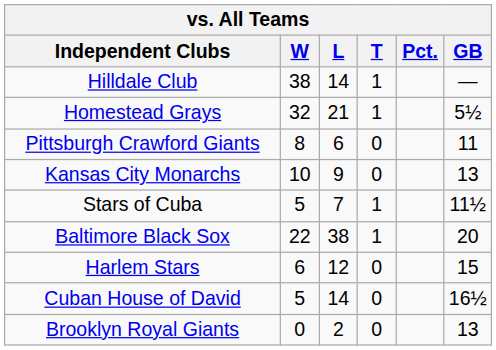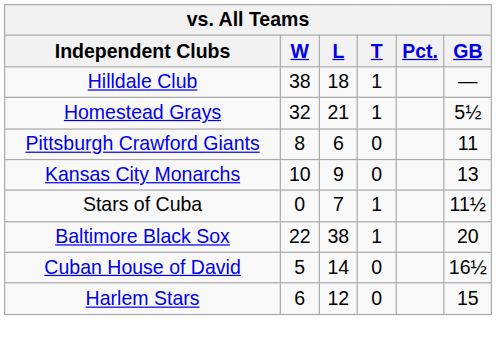(338, 81) 14 -> (338, 81) 18
(300, 205) 5 -> (300, 205) 0
rows swapped: (143, 267) <-> (143, 298)
- row: (143, 329)
